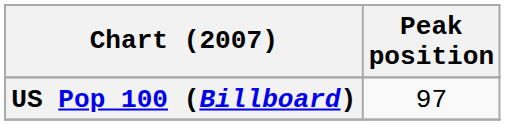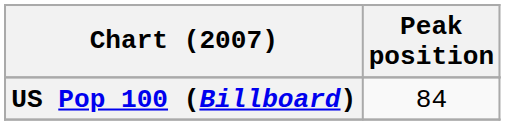(431, 99) 97 -> (431, 99) 84
